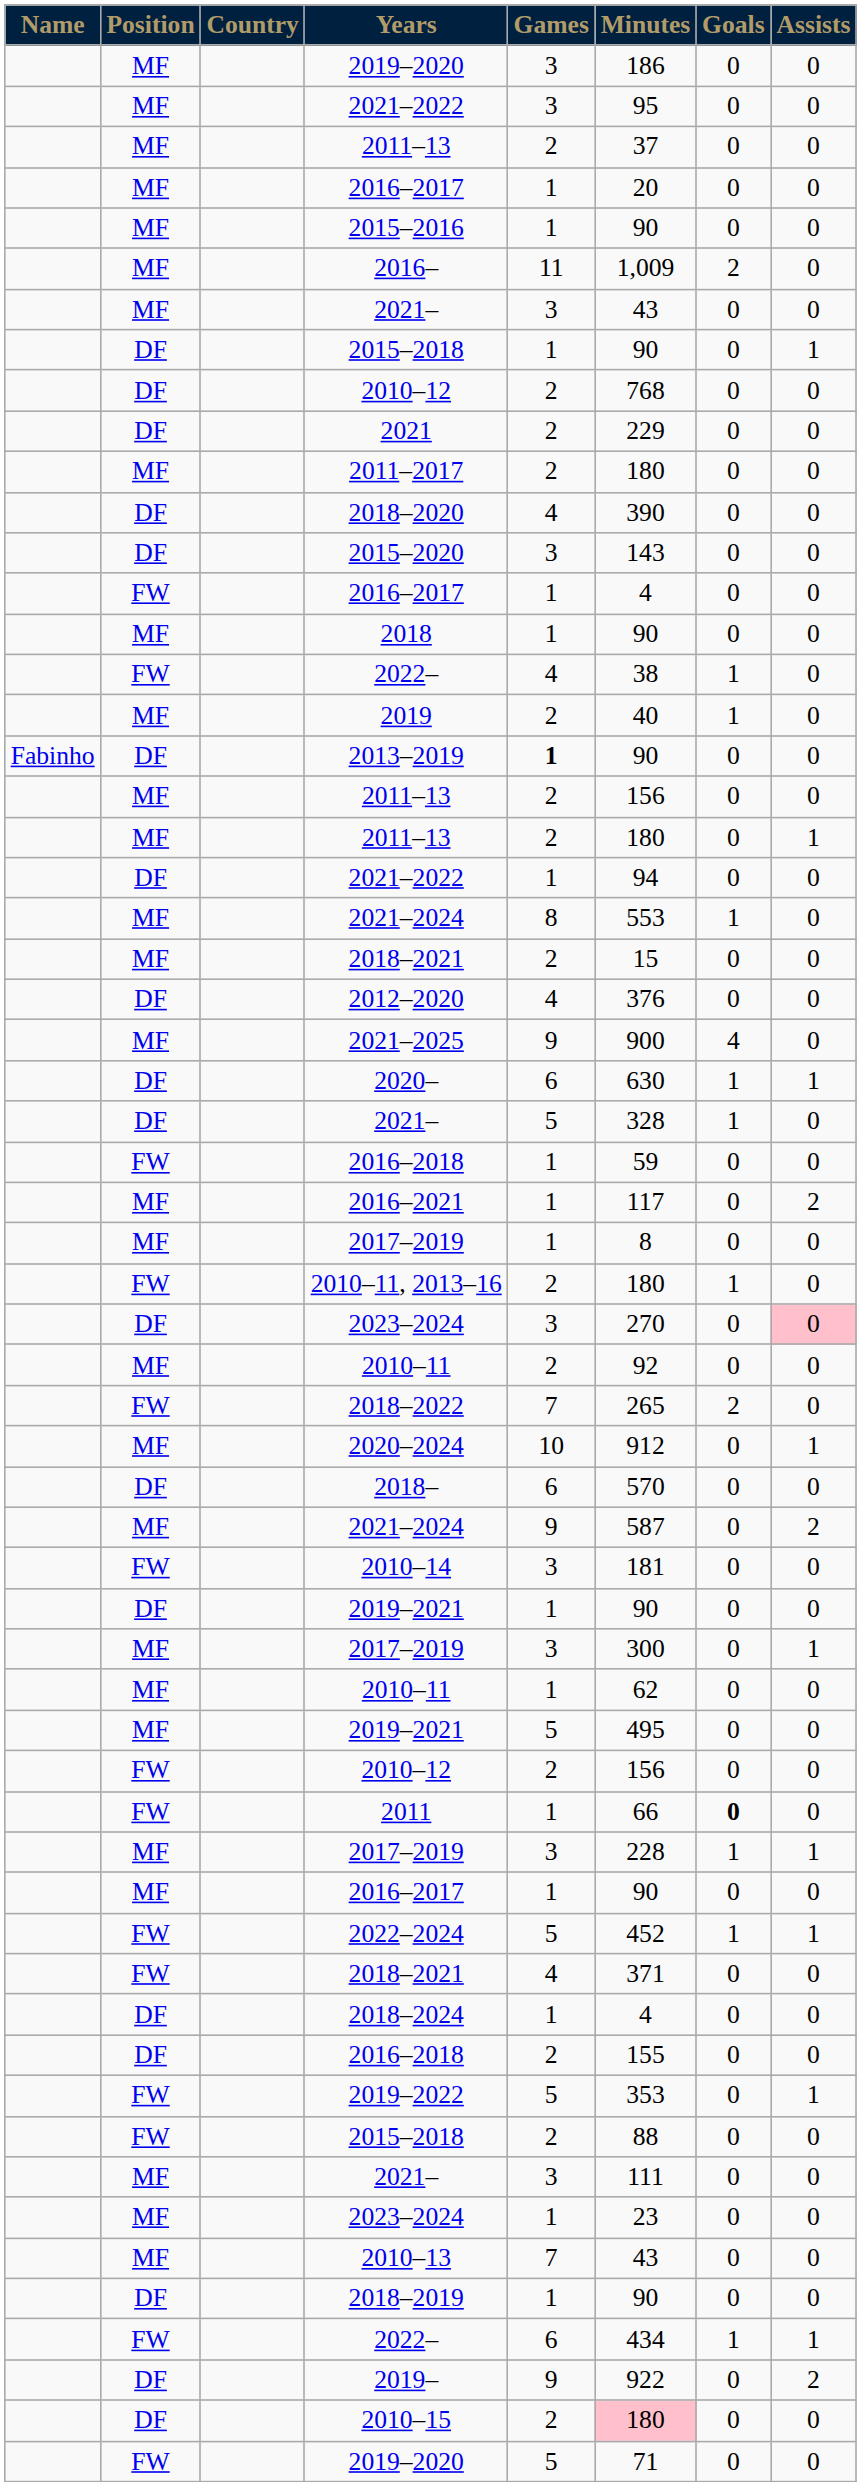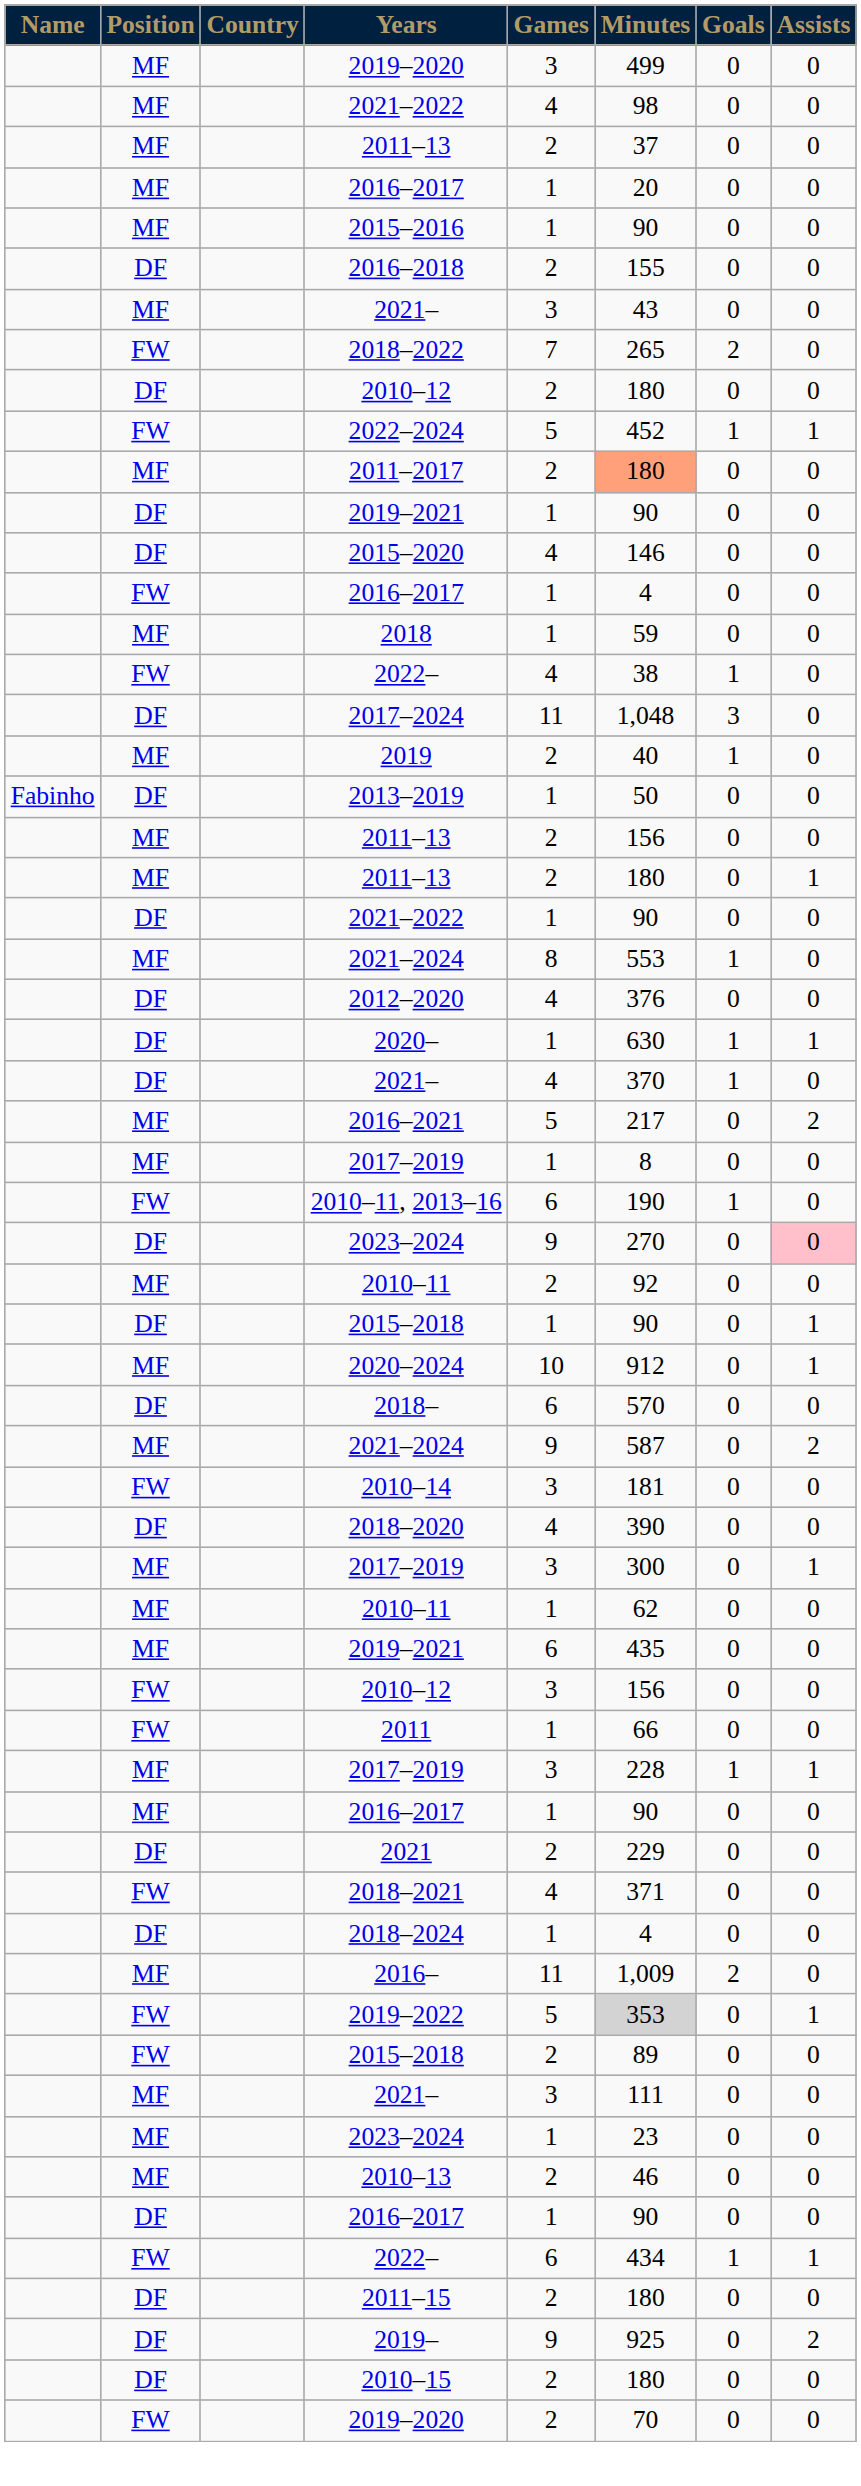(646, 65) 186 -> (646, 65) 499
(551, 106) 3 -> (551, 106) 4
(646, 106) 95 -> (646, 106) 98
rows swapped: (151, 268) <-> (151, 2054)
rows swapped: (151, 1405) <-> (151, 349)
(646, 390) 768 -> (646, 390) 180
rows swapped: (151, 1932) <-> (151, 430)
(646, 471) no background -> (646, 471) lightsalmon background
rows swapped: (151, 1608) <-> (151, 512)
(551, 552) 3 -> (551, 552) 4
(646, 552) 143 -> (646, 552) 146
(646, 633) 90 -> (646, 633) 59
+ row: (151, 715)
(551, 755) bold -> (551, 796) normal
(646, 755) 90 -> (646, 796) 50
(646, 877) 94 -> (646, 918) 90
- row: (151, 958)
- row: (151, 1039)
(551, 1080) 6 -> (551, 1039) 1
(551, 1120) 5 -> (551, 1080) 4
(646, 1120) 328 -> (646, 1080) 370
- row: (151, 1161)
(551, 1202) 1 -> (551, 1120) 5
(646, 1202) 117 -> (646, 1120) 217
(551, 1283) 2 -> (551, 1202) 6
(646, 1283) 180 -> (646, 1202) 190
(551, 1324) 3 -> (551, 1242) 9
(551, 1730) 5 -> (551, 1648) 6
(646, 1730) 495 -> (646, 1648) 435
(551, 1770) 2 -> (551, 1689) 3
(733, 1811) bold -> (733, 1730) normal
(646, 2095) no background -> (646, 2014) lightgrey background
(646, 2136) 88 -> (646, 2054) 89
(551, 2257) 7 -> (551, 2176) 2
(646, 2257) 43 -> (646, 2176) 46
+ row: (151, 2217)
- row: (151, 2298)
+ row: (151, 2298)
(646, 2379) 922 -> (646, 2339) 925
(646, 2420) pink background -> (646, 2379) no background
(551, 2460) 5 -> (551, 2420) 2
(646, 2460) 71 -> (646, 2420) 70
